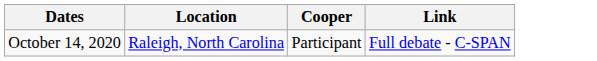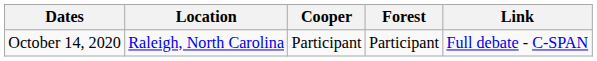+ column: (404, 17)
